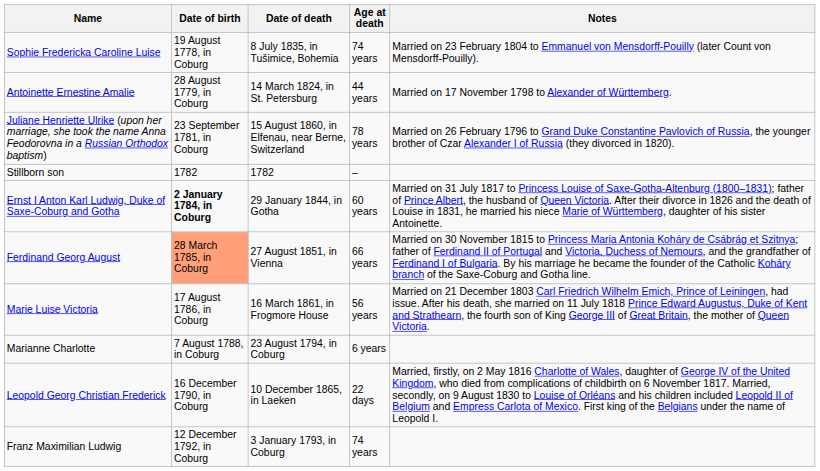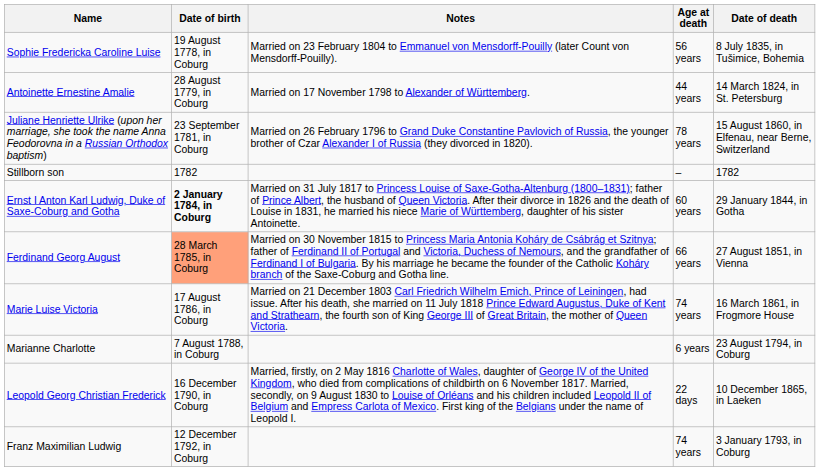columns swapped: (299, 18) <-> (602, 18)
(365, 52) 74 years -> (688, 52) 56 years
(365, 309) 56 years -> (688, 309) 74 years
